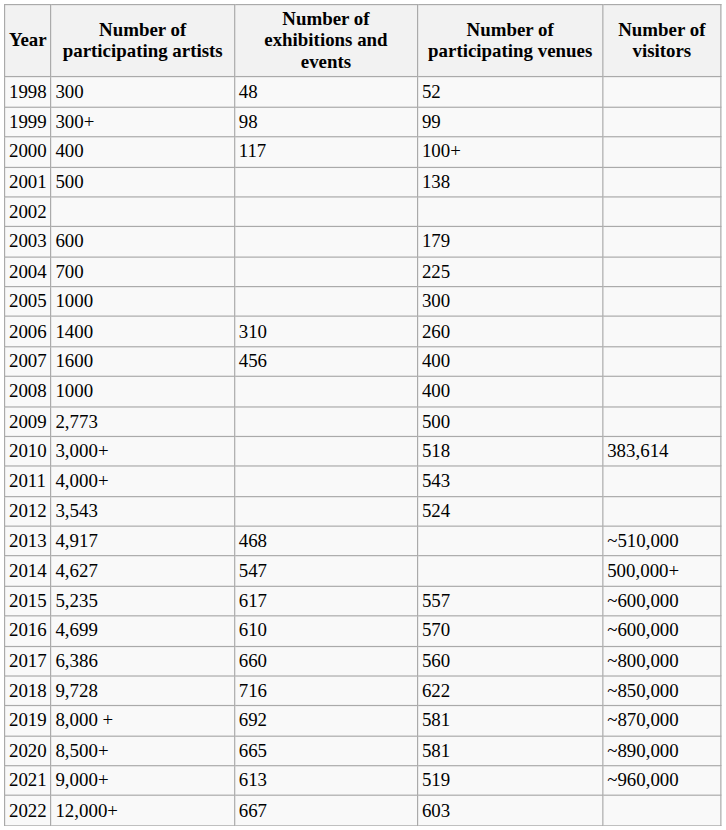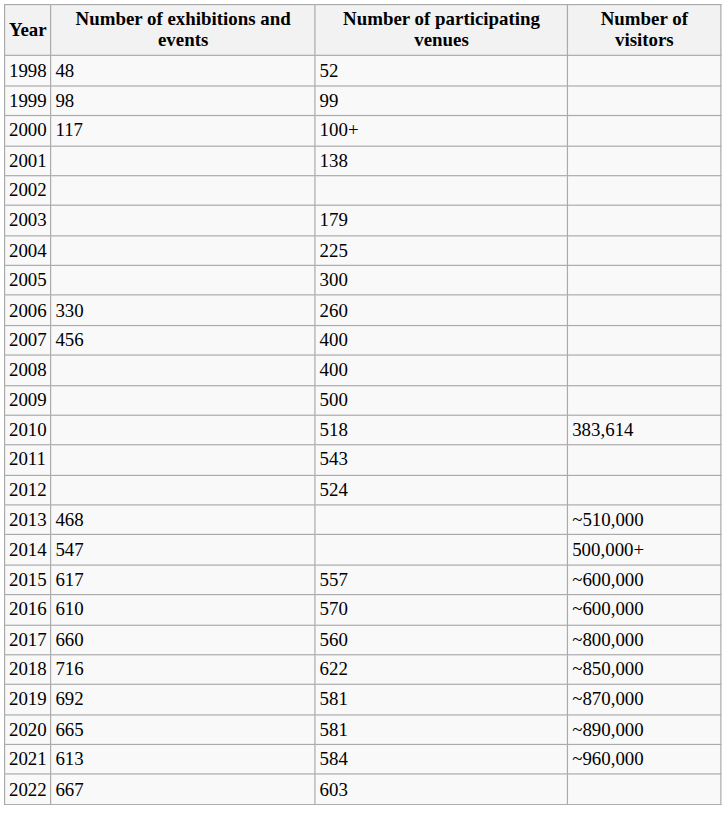- column: (143, 40)
(253, 331) 310 -> (70, 310) 330
(436, 780) 519 -> (334, 759) 584
